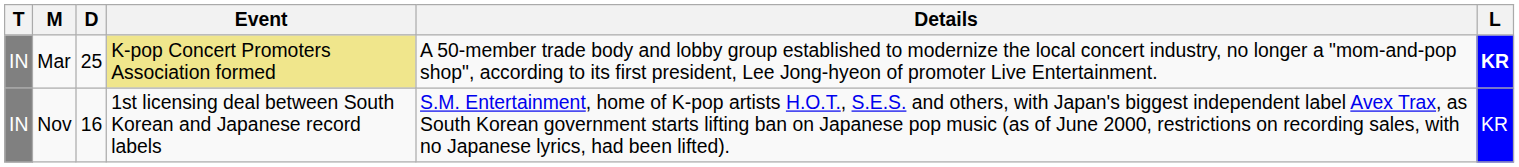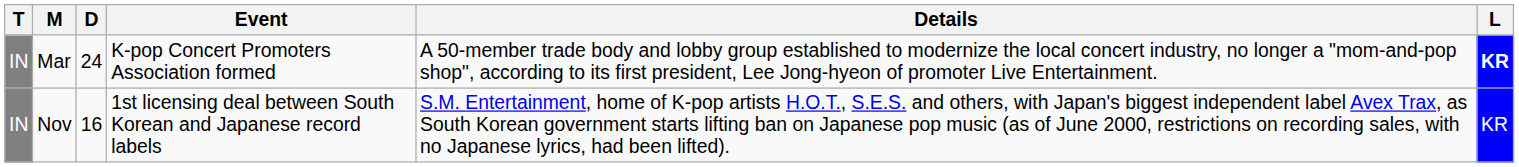(91, 61) 25 -> (91, 61) 24
(221, 61) khaki background -> (221, 61) no background
